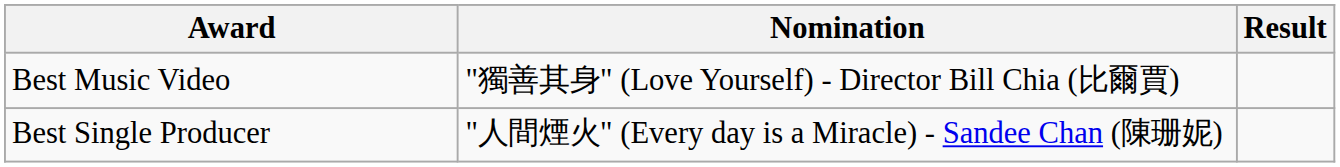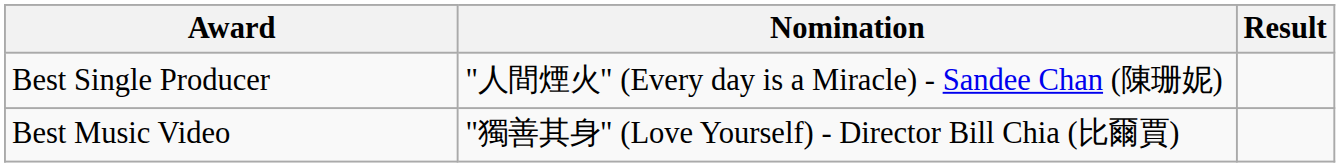rows swapped: (121, 80) <-> (141, 134)
